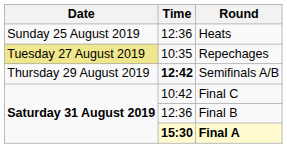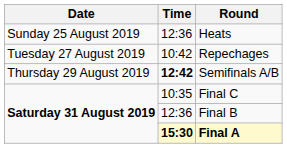(76, 53) khaki background -> (76, 53) no background
(177, 53) 10:35 -> (177, 53) 10:42
(177, 93) 10:42 -> (177, 93) 10:35
